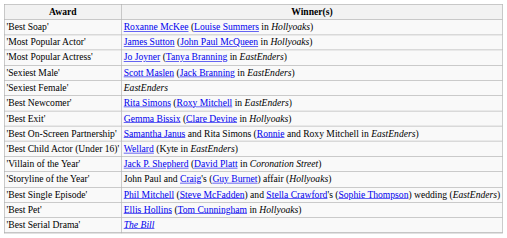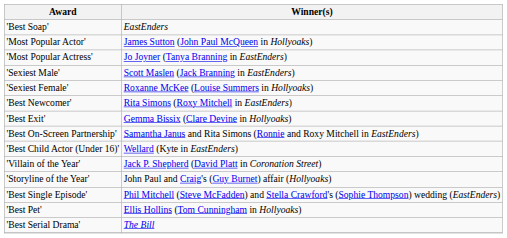(219, 27) Roxanne McKee (Louise Summers in Hollyoaks) -> (146, 27) EastEnders
(146, 88) EastEnders -> (219, 88) Roxanne McKee (Louise Summers in Hollyoaks)
